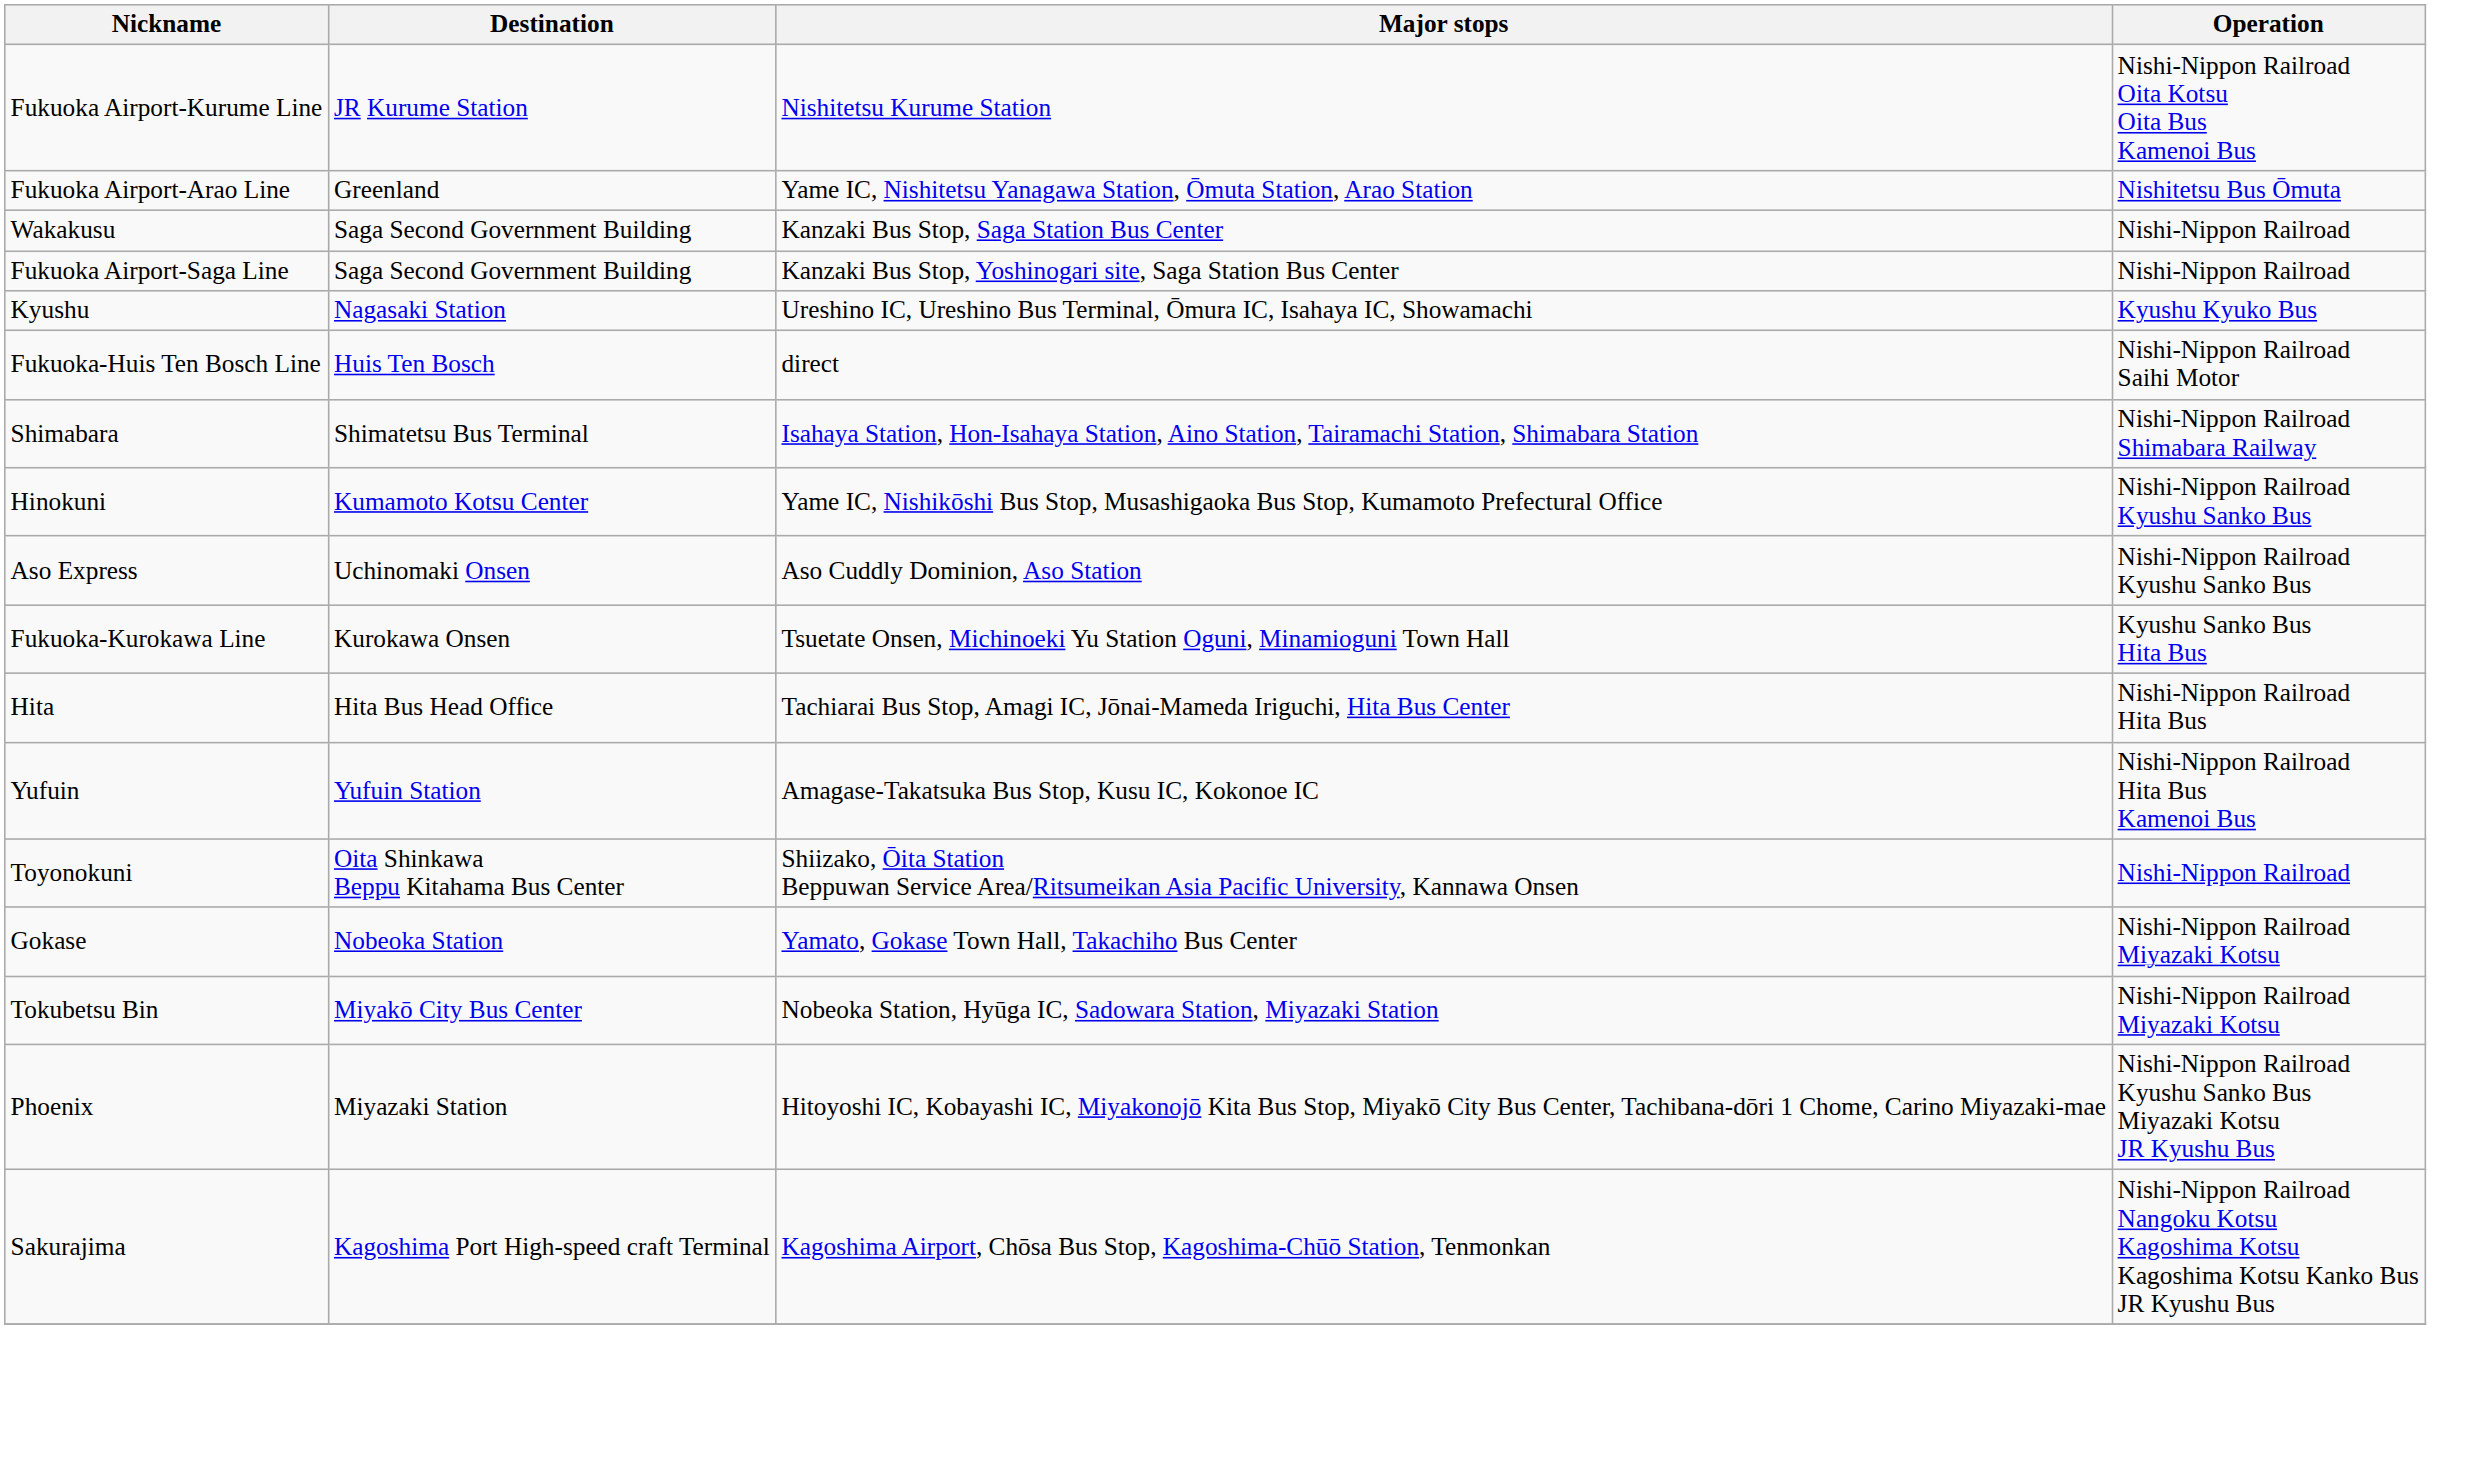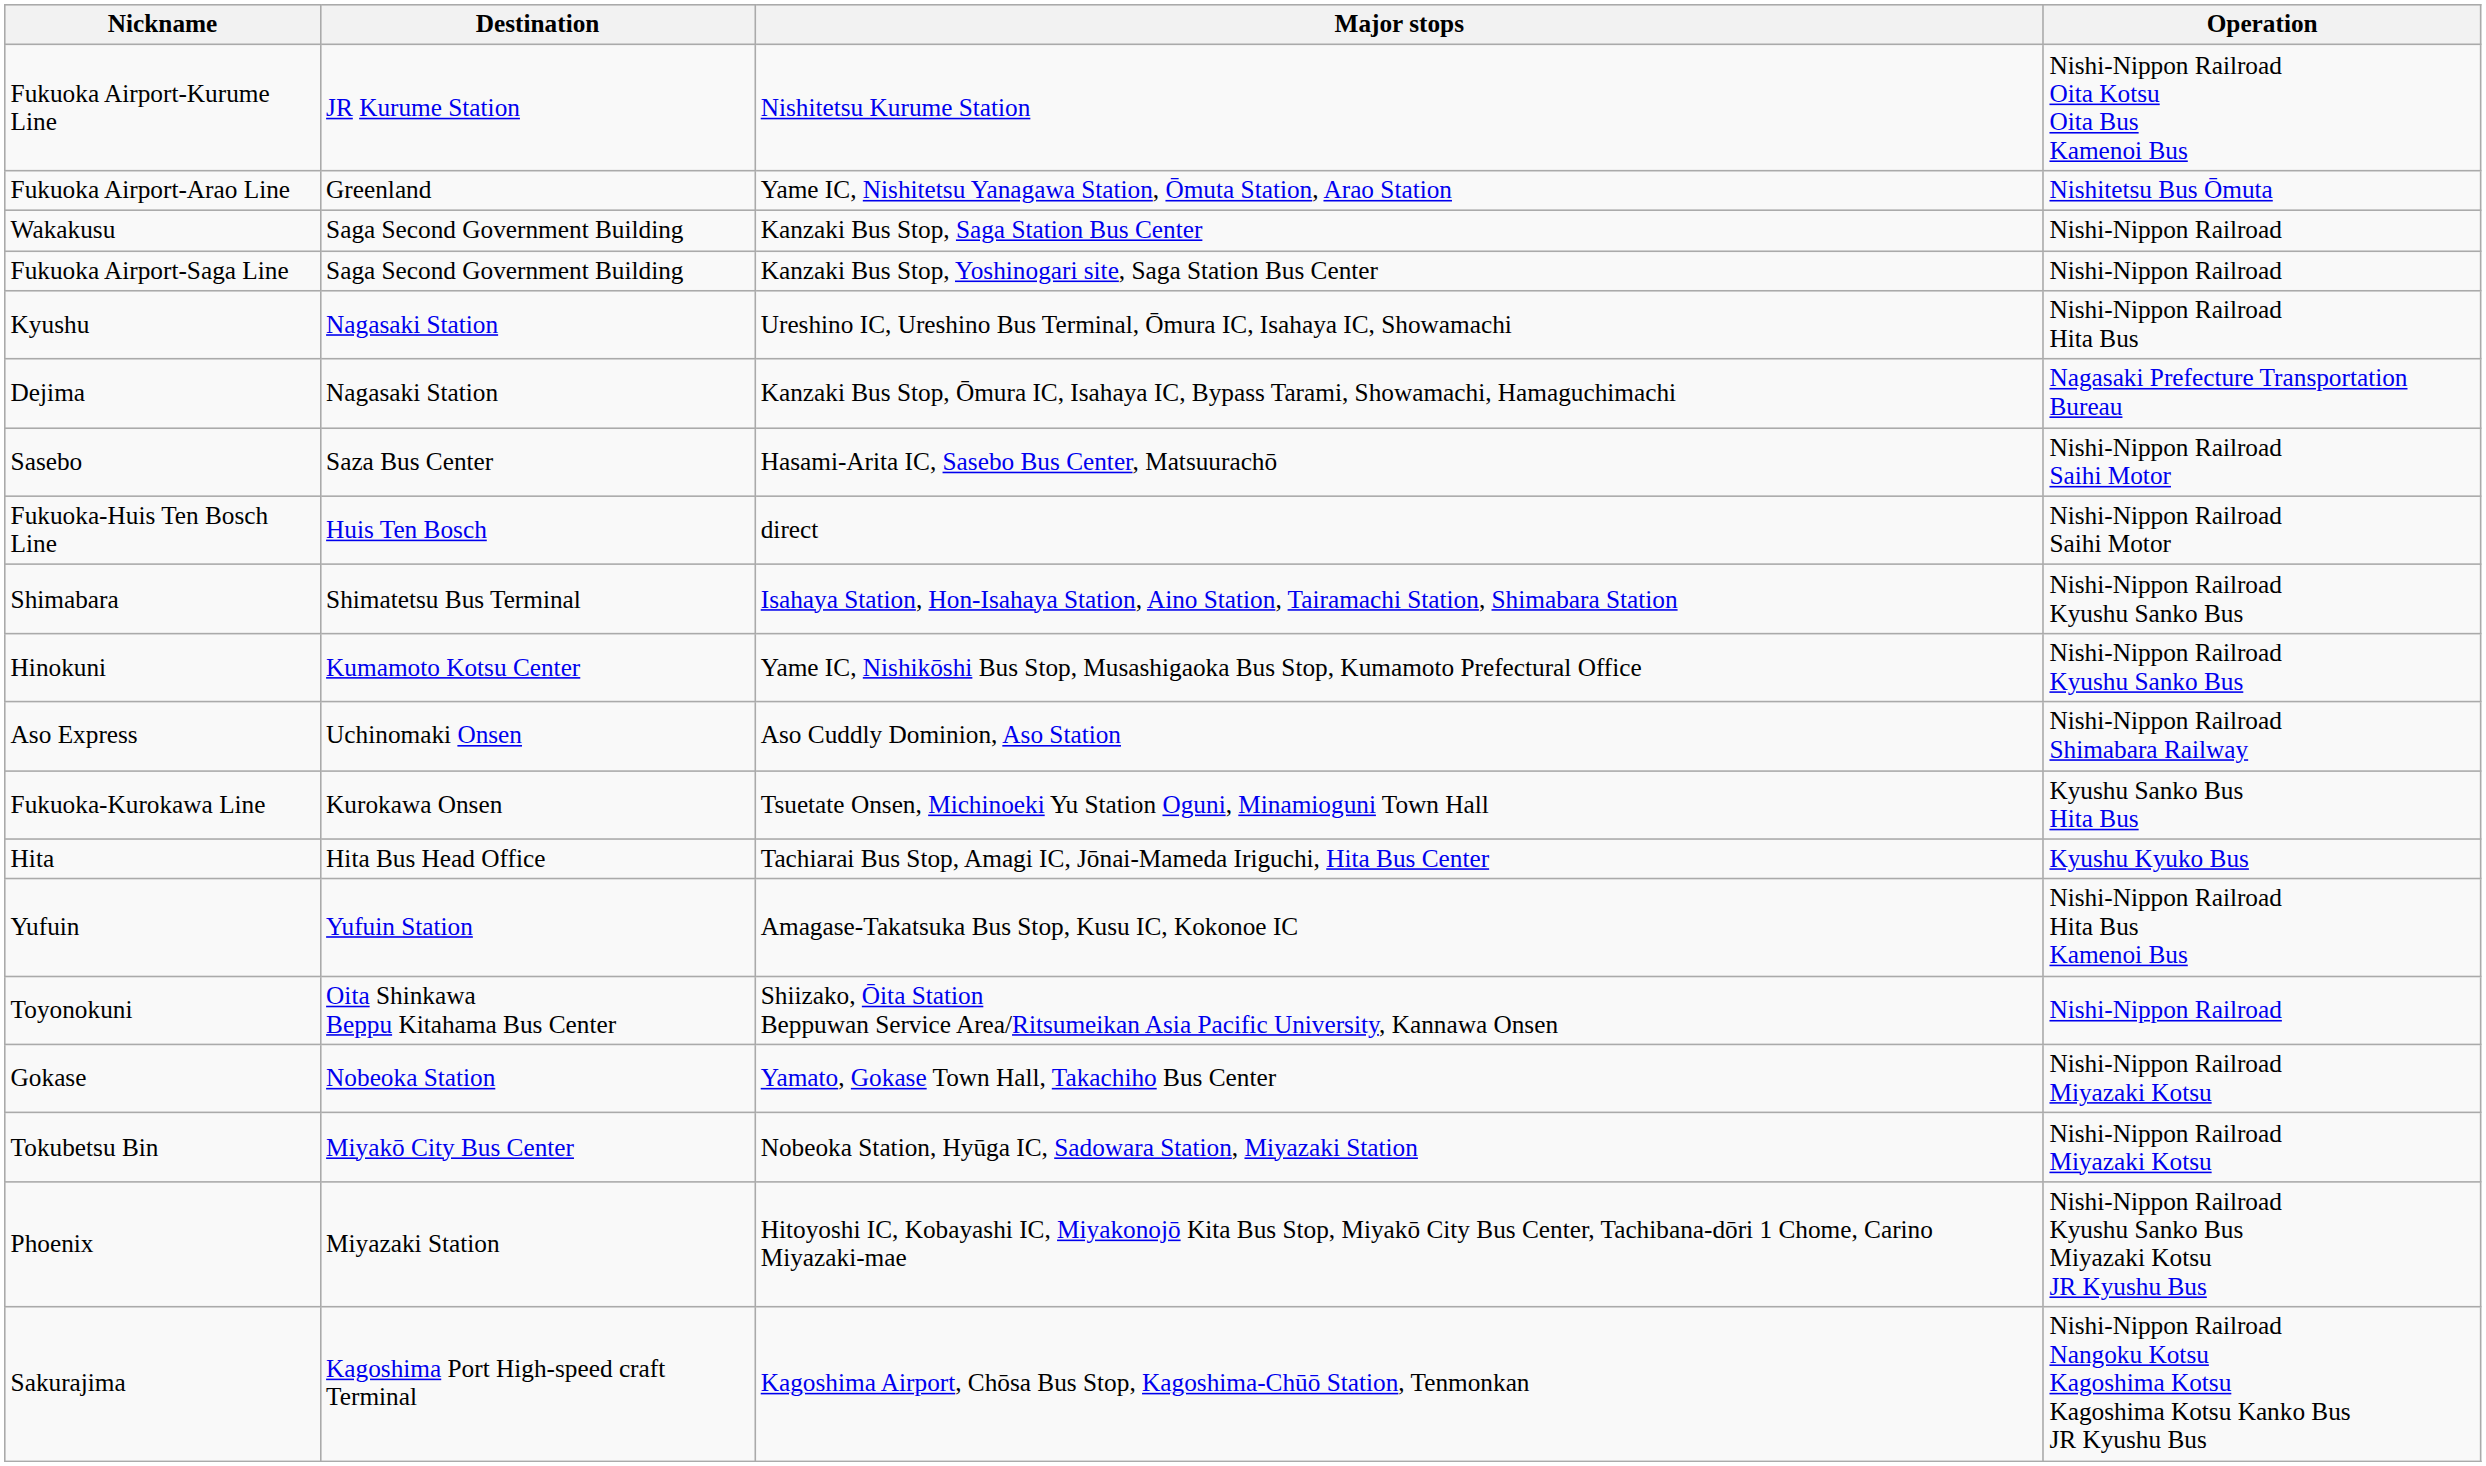(2217, 310) Kyushu Kyuko Bus -> (2166, 324) Nishi-Nippon Railroad Hita Bus
+ row: (48, 393)
+ row: (46, 461)
(2234, 433) Nishi-Nippon Railroad Shimabara Railway -> (2166, 598) Nishi-Nippon Railroad Kyushu Sanko Bus
(2234, 570) Nishi-Nippon Railroad Kyushu Sanko Bus -> (2166, 735) Nishi-Nippon Railroad Shimabara Railway
(2234, 707) Nishi-Nippon Railroad Hita Bus -> (2149, 858) Kyushu Kyuko Bus
